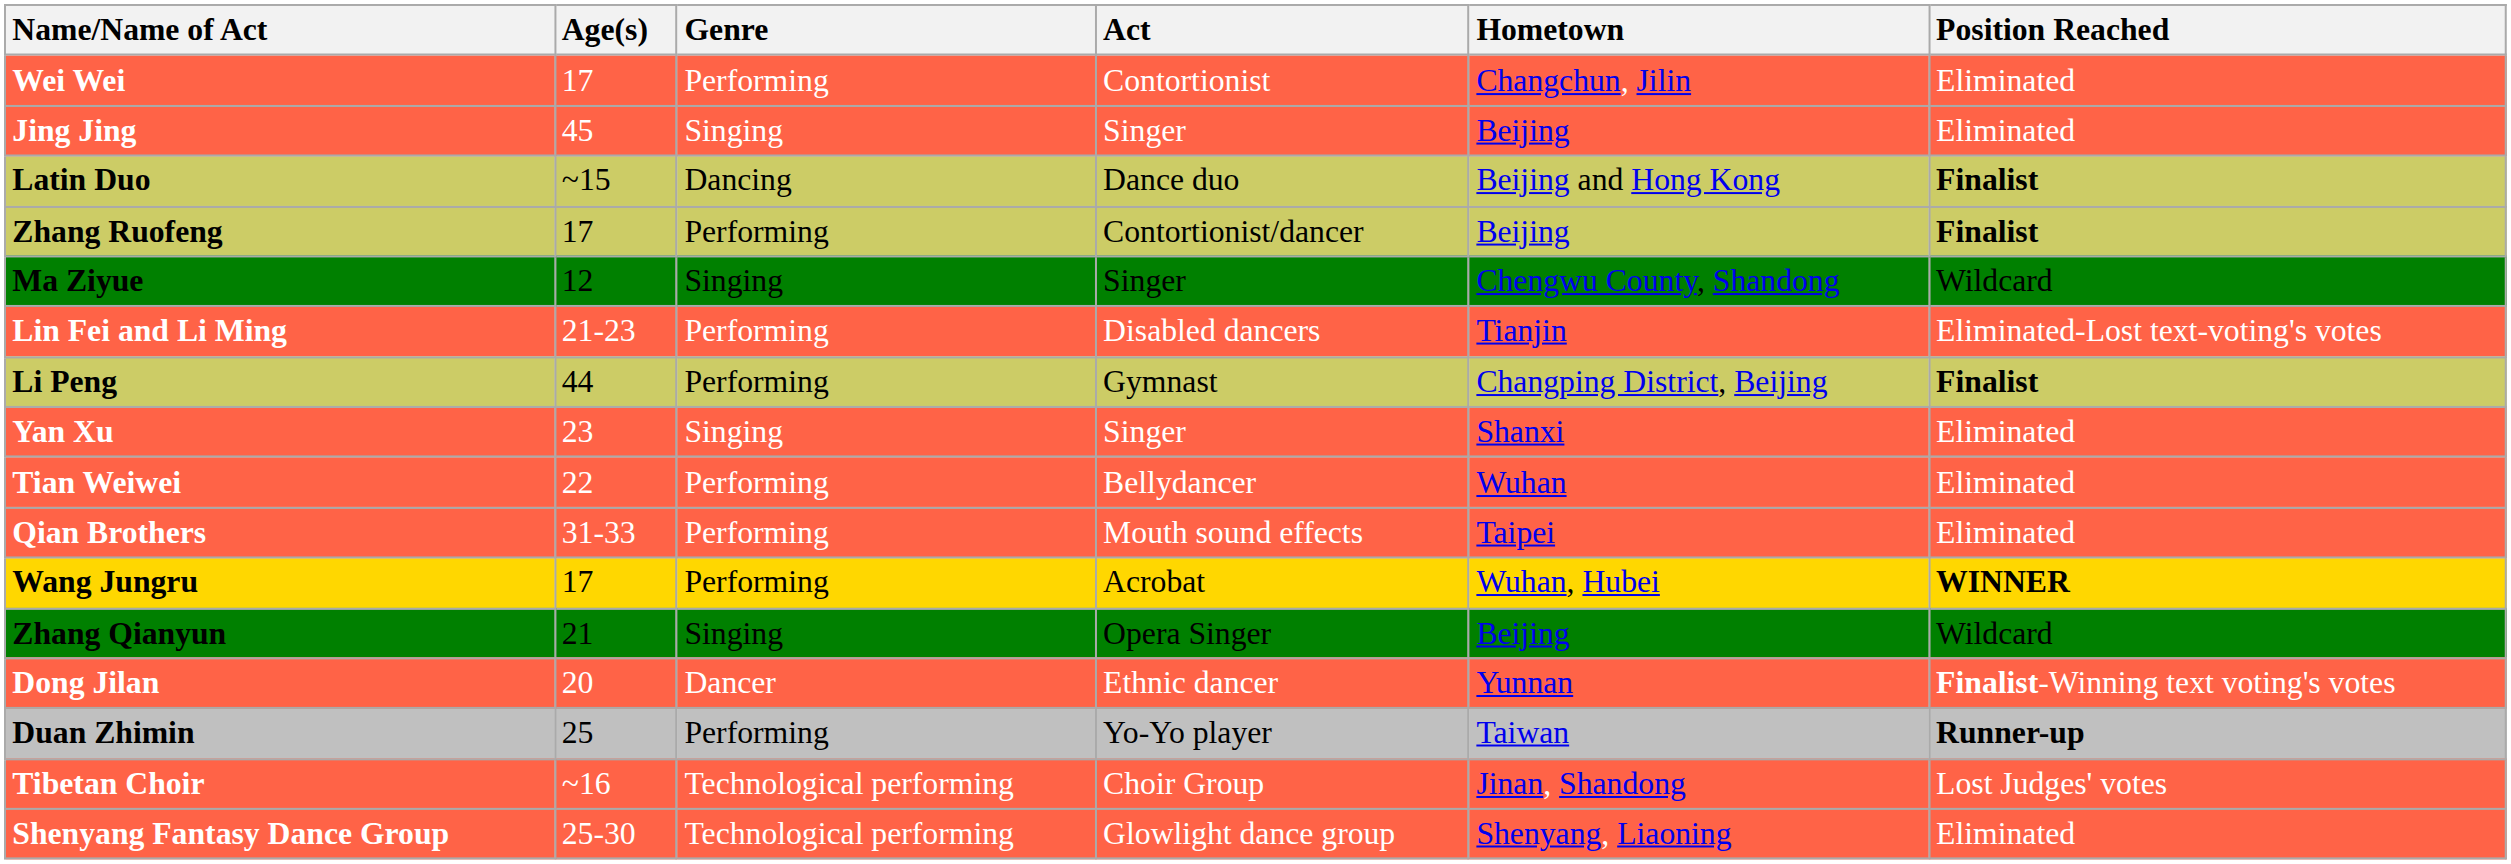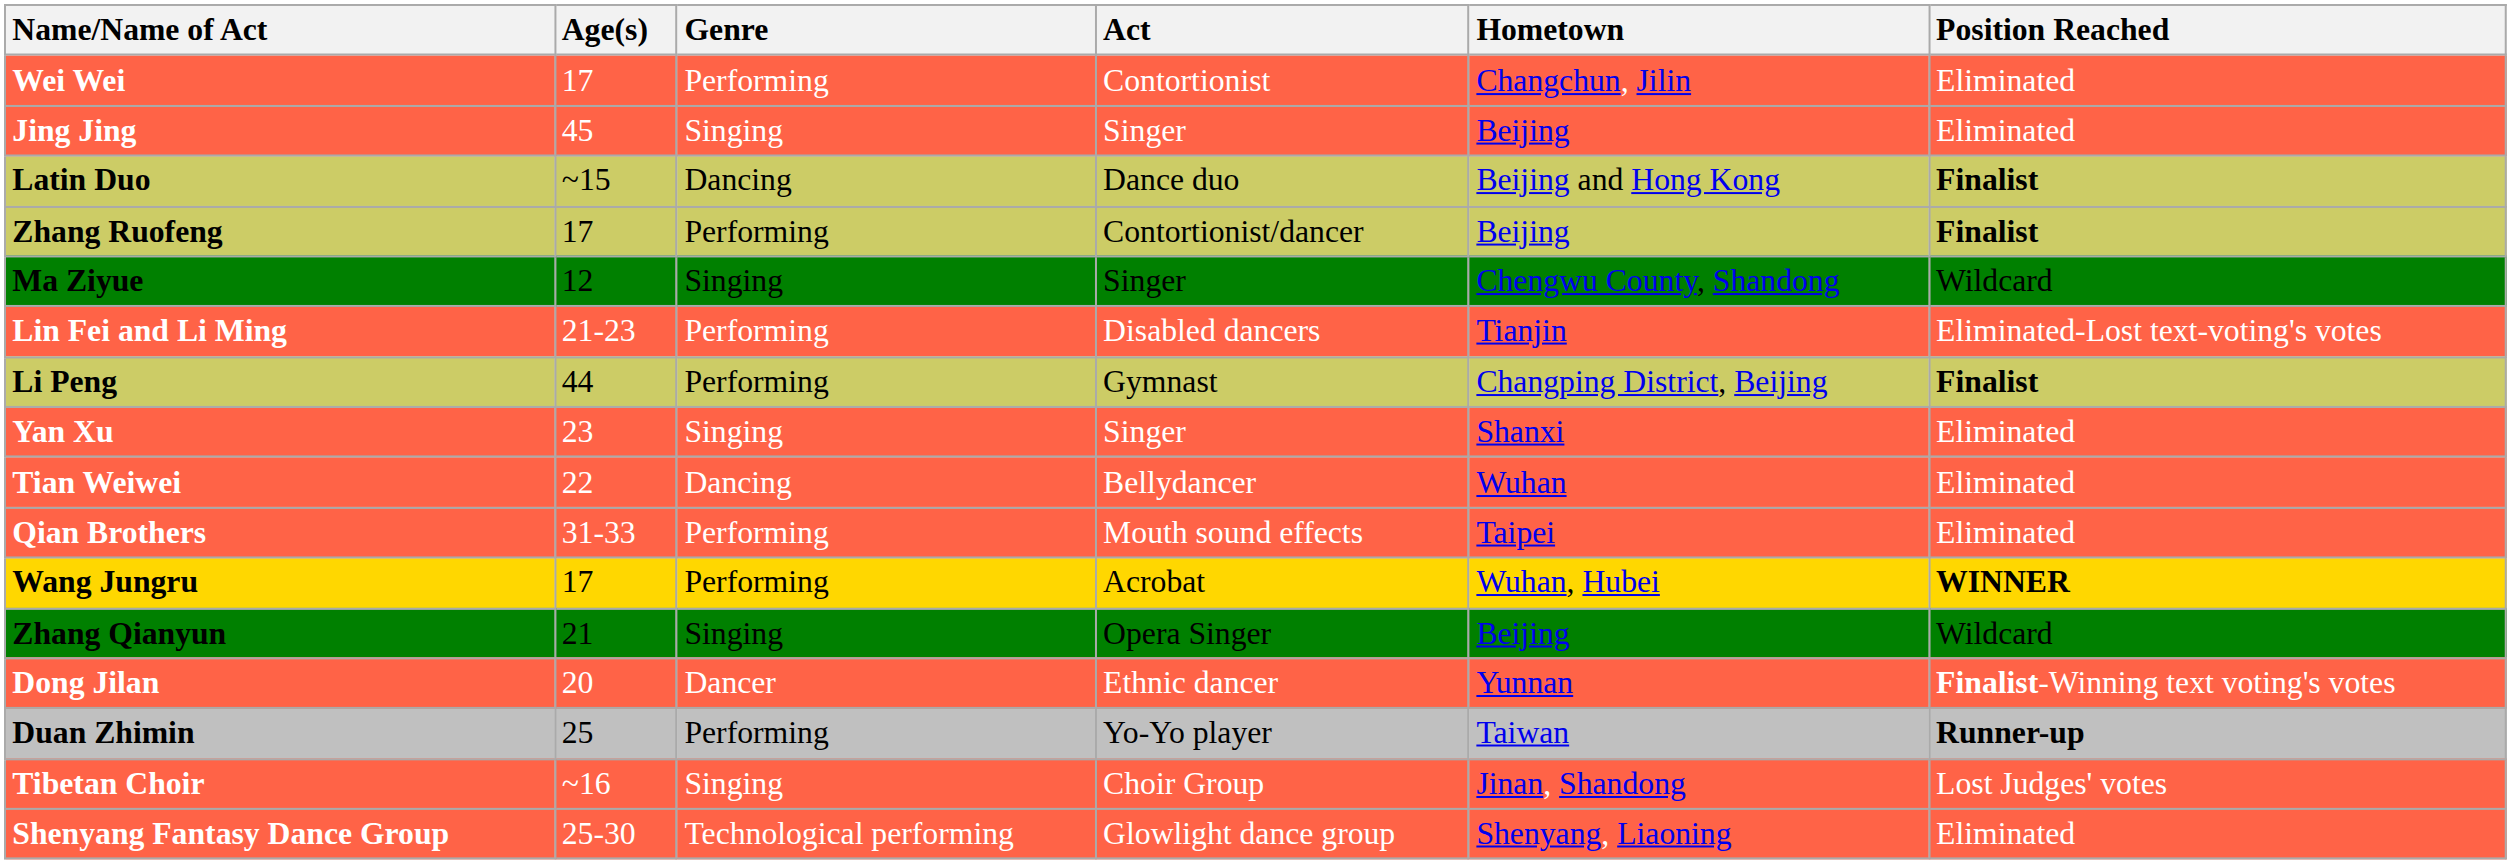(757, 481) Performing -> (738, 481) Dancing
(849, 783) Technological performing -> (734, 783) Singing
